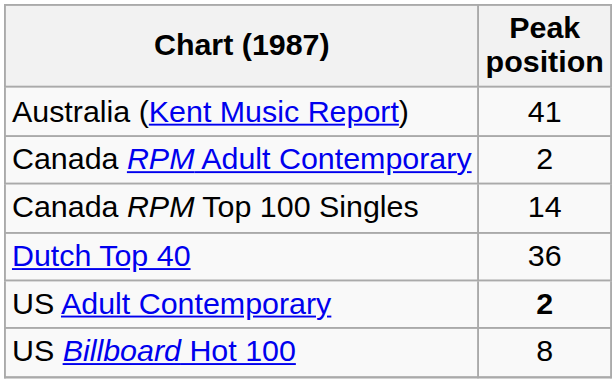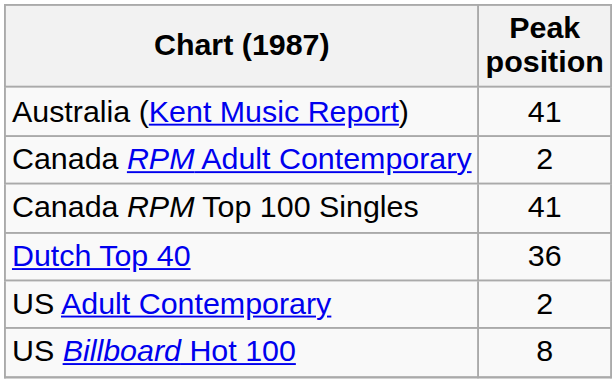(545, 207) 14 -> (545, 207) 41
(545, 303) bold -> (545, 303) normal
